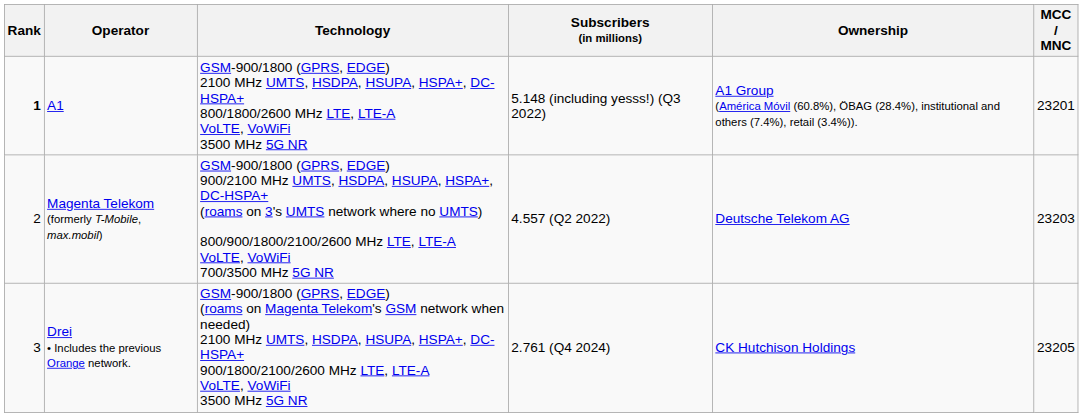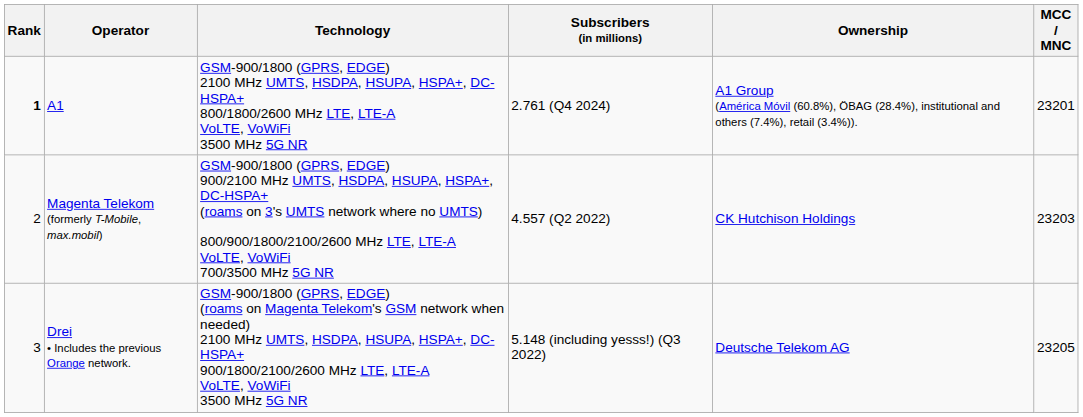(596, 105) 5.148 (including yesss!) (Q3 2022) -> (561, 105) 2.761 (Q4 2024)
(783, 219) Deutsche Telekom AG -> (785, 219) CK Hutchison Holdings
(561, 347) 2.761 (Q4 2024) -> (596, 347) 5.148 (including yesss!) (Q3 2022)
(785, 347) CK Hutchison Holdings -> (783, 347) Deutsche Telekom AG
